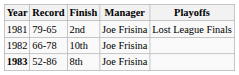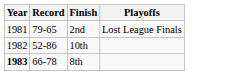- column: (125, 12)
(44, 45) 66-78 -> (44, 45) 52-86
(44, 62) 52-86 -> (44, 62) 66-78
